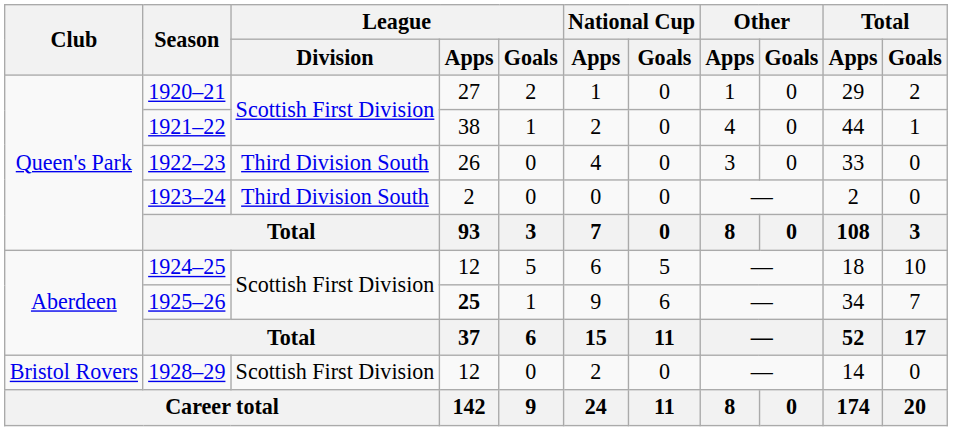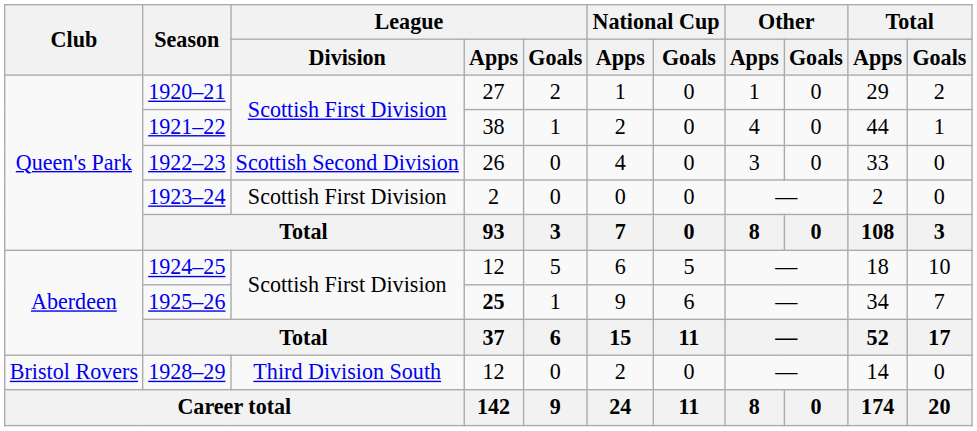(335, 162) Third Division South -> (347, 162) Scottish Second Division
(335, 197) Third Division South -> (347, 197) Scottish First Division
(335, 372) Scottish First Division -> (347, 372) Third Division South
